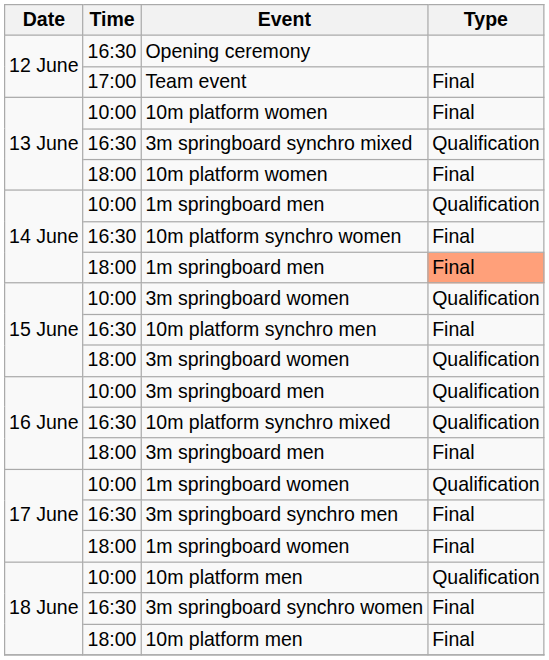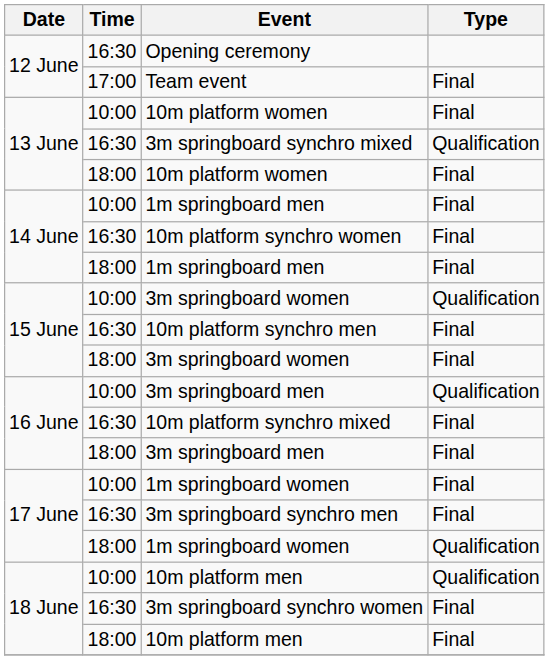(486, 205) Qualification -> (453, 205) Final
(453, 267) lightsalmon background -> (453, 267) no background
(486, 360) Qualification -> (453, 360) Final
(486, 422) Qualification -> (453, 422) Final
(486, 484) Qualification -> (453, 484) Final
(453, 546) Final -> (486, 546) Qualification
